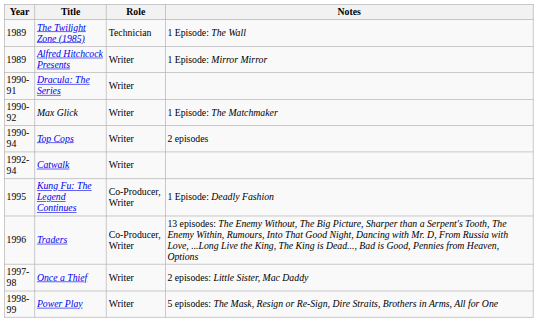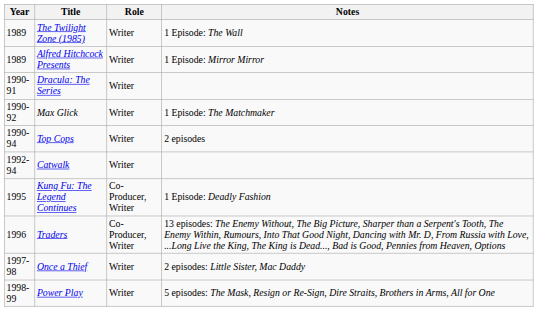(130, 33) Technician -> (122, 33) Writer
